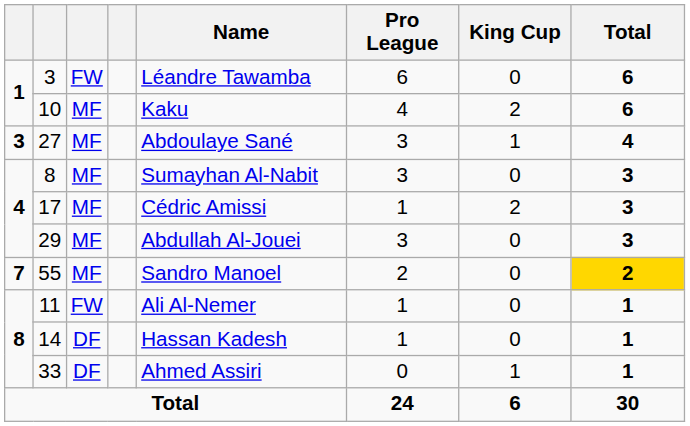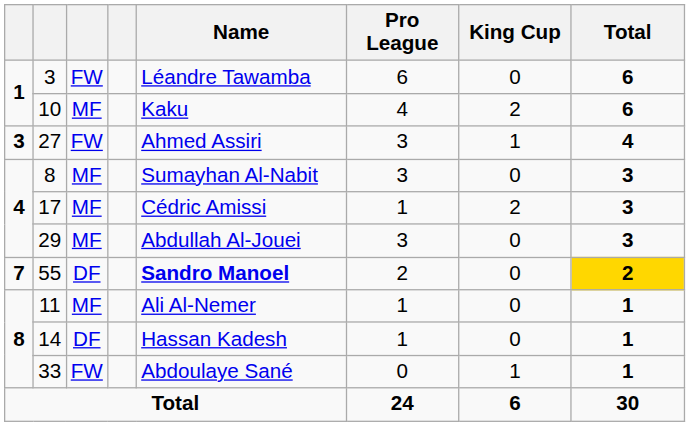(87, 142) MF -> (87, 142) FW
(217, 142) Abdoulaye Sané -> (201, 142) Ahmed Assiri
(87, 273) MF -> (87, 273) DF
(211, 273) normal -> (215, 273) bold
(87, 305) FW -> (87, 305) MF
(87, 371) DF -> (87, 371) FW
(201, 371) Ahmed Assiri -> (217, 371) Abdoulaye Sané
